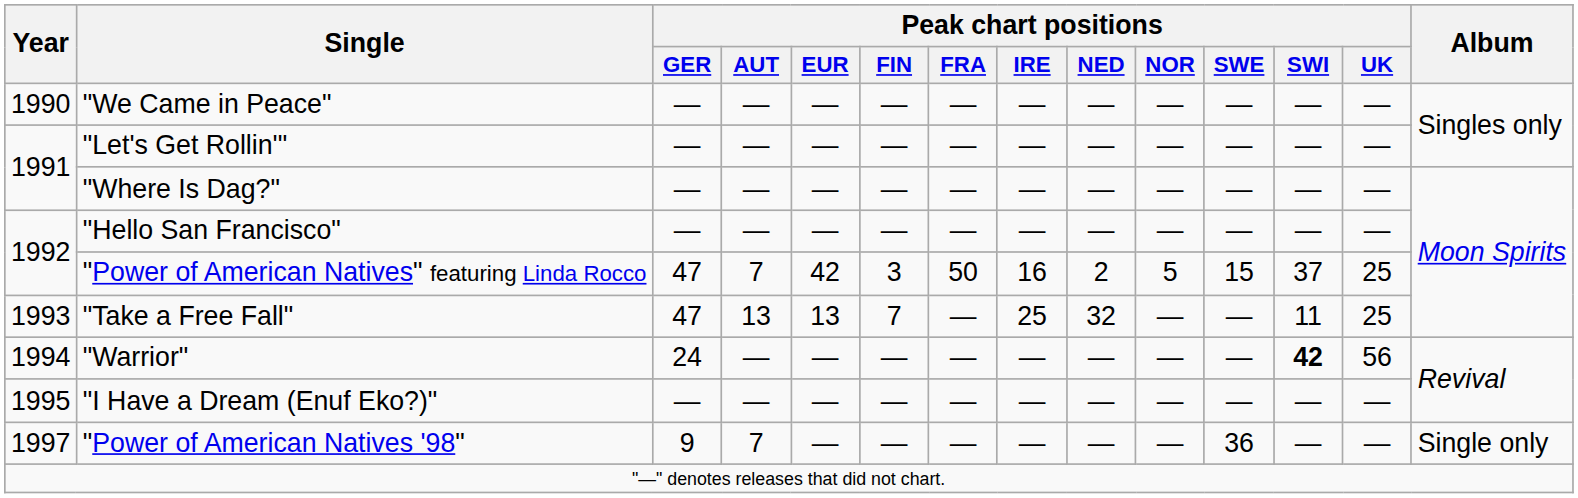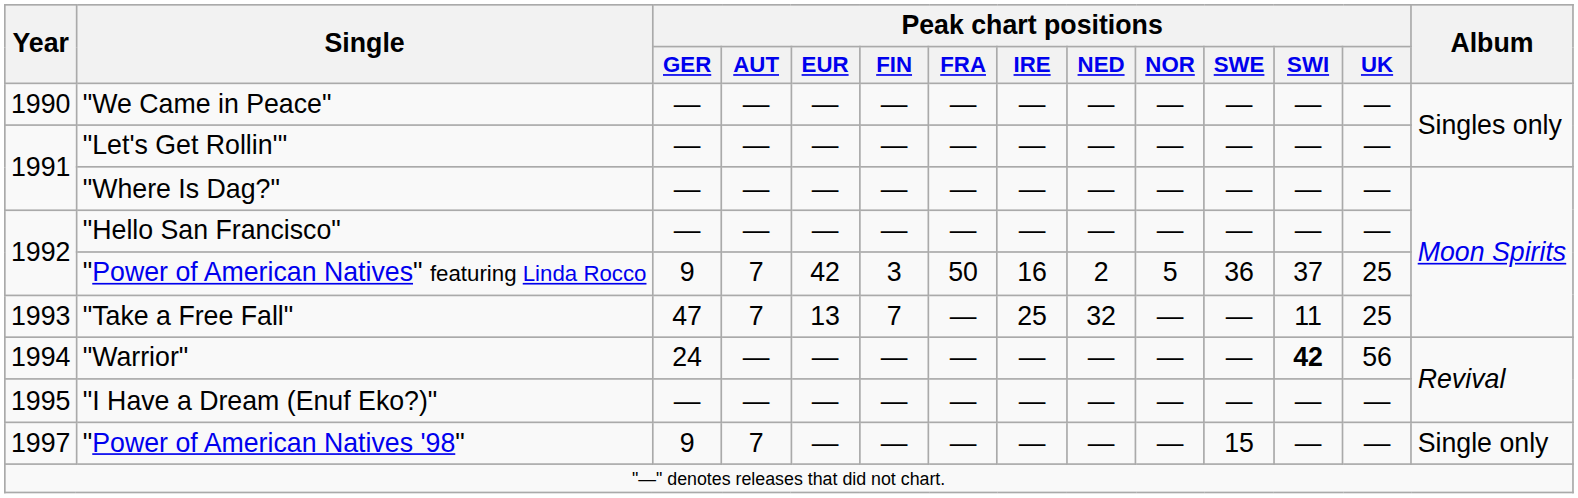(687, 273) 47 -> (687, 273) 9
(1239, 273) 15 -> (1239, 273) 36
(756, 315) 13 -> (756, 315) 7
(1239, 442) 36 -> (1239, 442) 15
